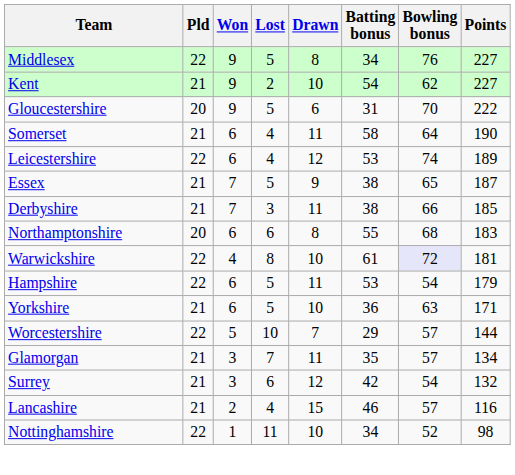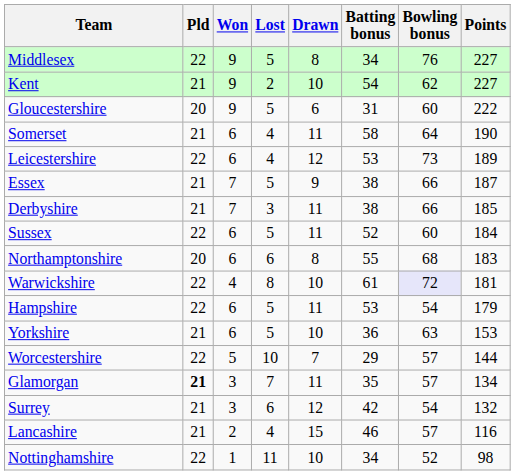(430, 109) 70 -> (430, 109) 60
(430, 158) 74 -> (430, 158) 73
(430, 183) 65 -> (430, 183) 66
+ row: (30, 233)
(485, 308) 171 -> (485, 332) 153
(198, 357) normal -> (198, 382) bold
